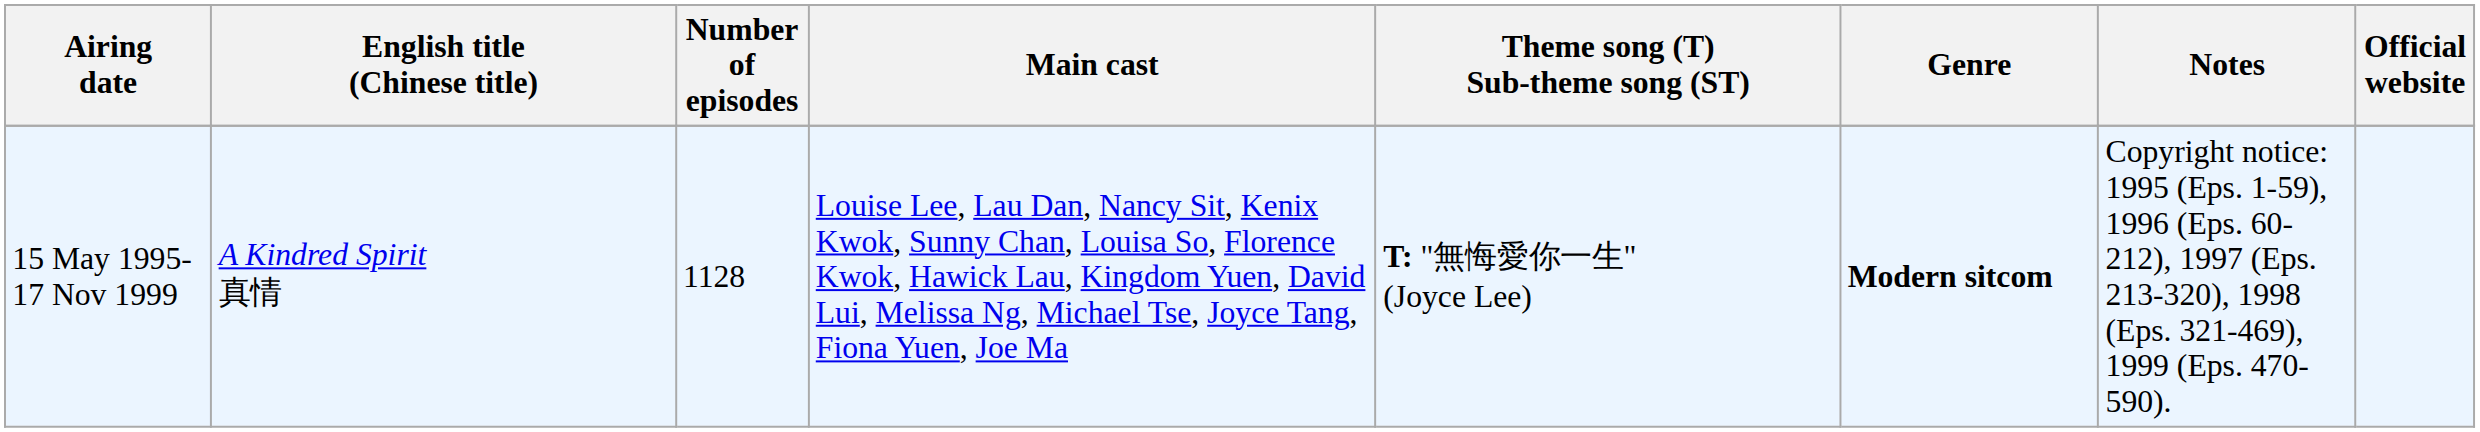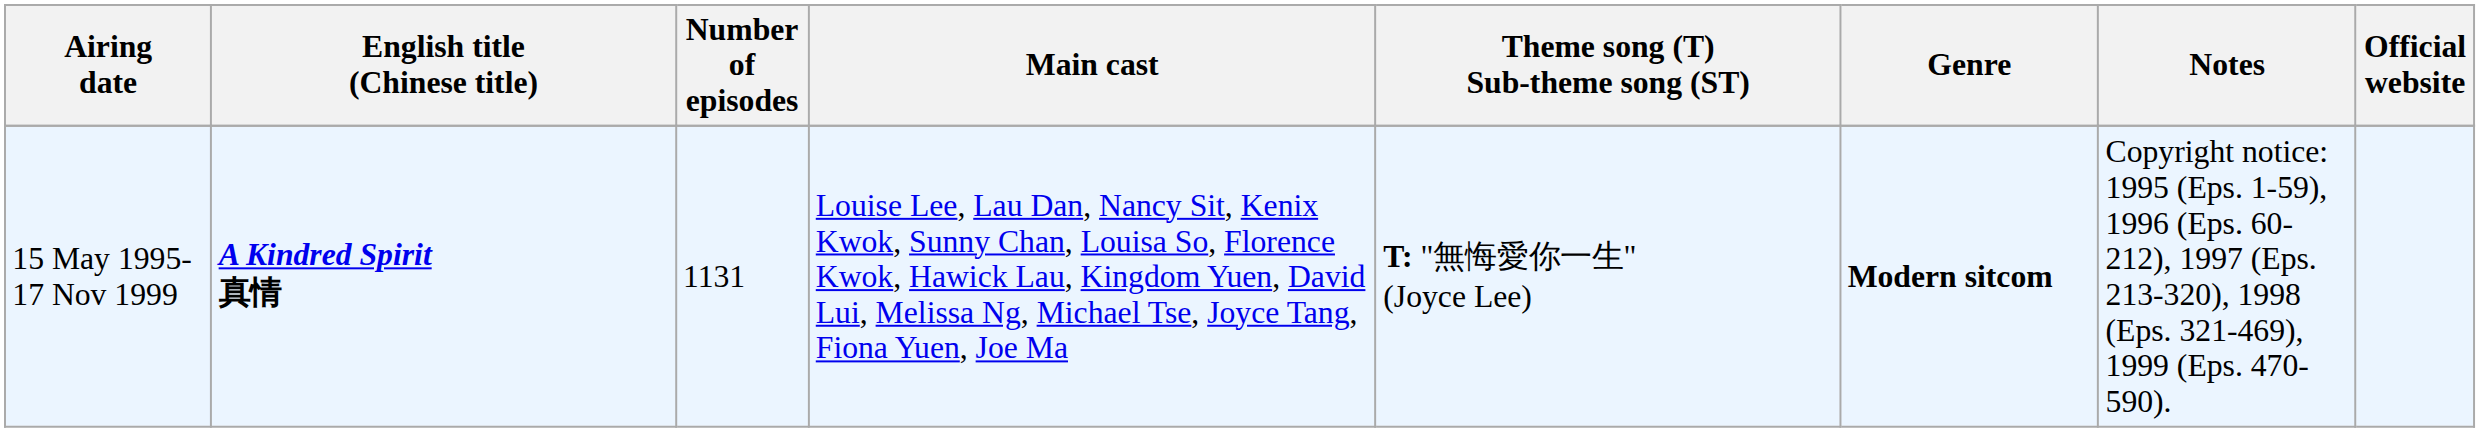(323, 273) normal -> (325, 273) bold
(714, 275) 1128 -> (714, 275) 1131
